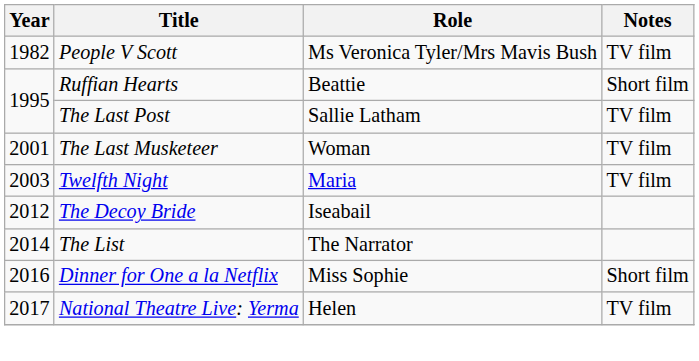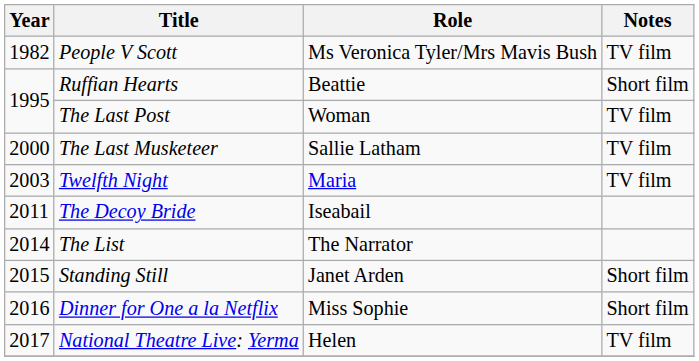(364, 116) Sallie Latham -> (339, 116) Woman
(29, 148) 2001 -> (29, 148) 2000
(339, 148) Woman -> (364, 148) Sallie Latham
(29, 212) 2012 -> (29, 212) 2011
+ row: (113, 276)
